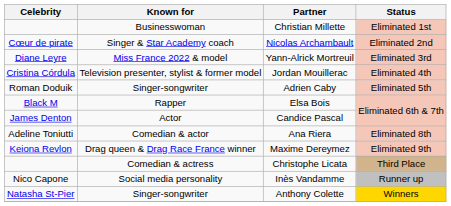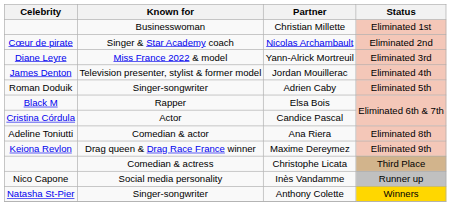(41, 73) Cristina Córdula -> (41, 73) James Denton
(41, 118) James Denton -> (41, 118) Cristina Córdula
